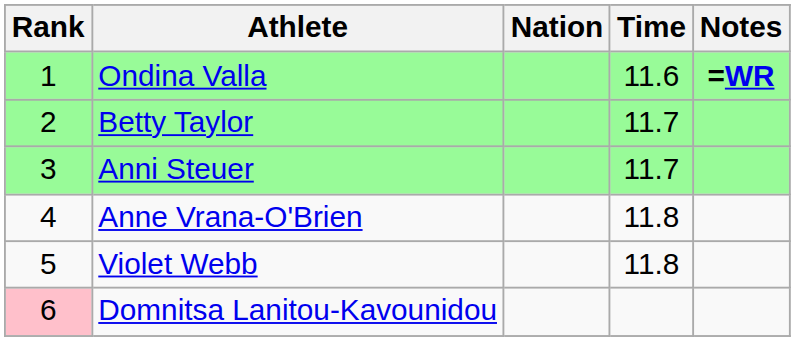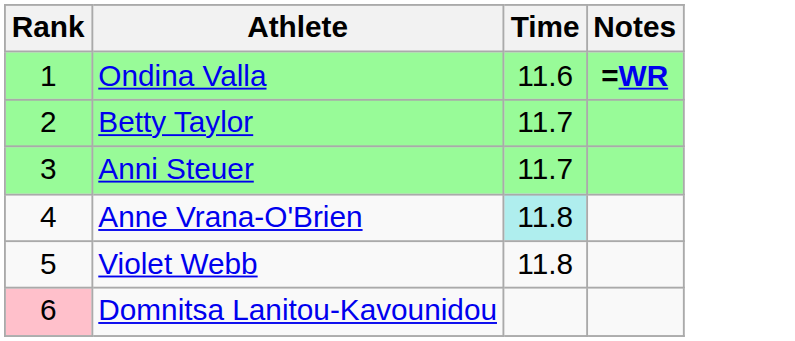- column: (557, 28)
(651, 216) no background -> (545, 216) paleturquoise background
